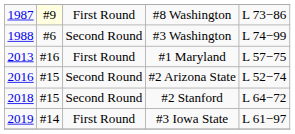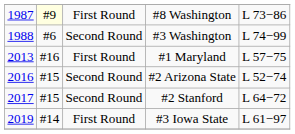(21, 98) 2018 -> (21, 98) 2017
